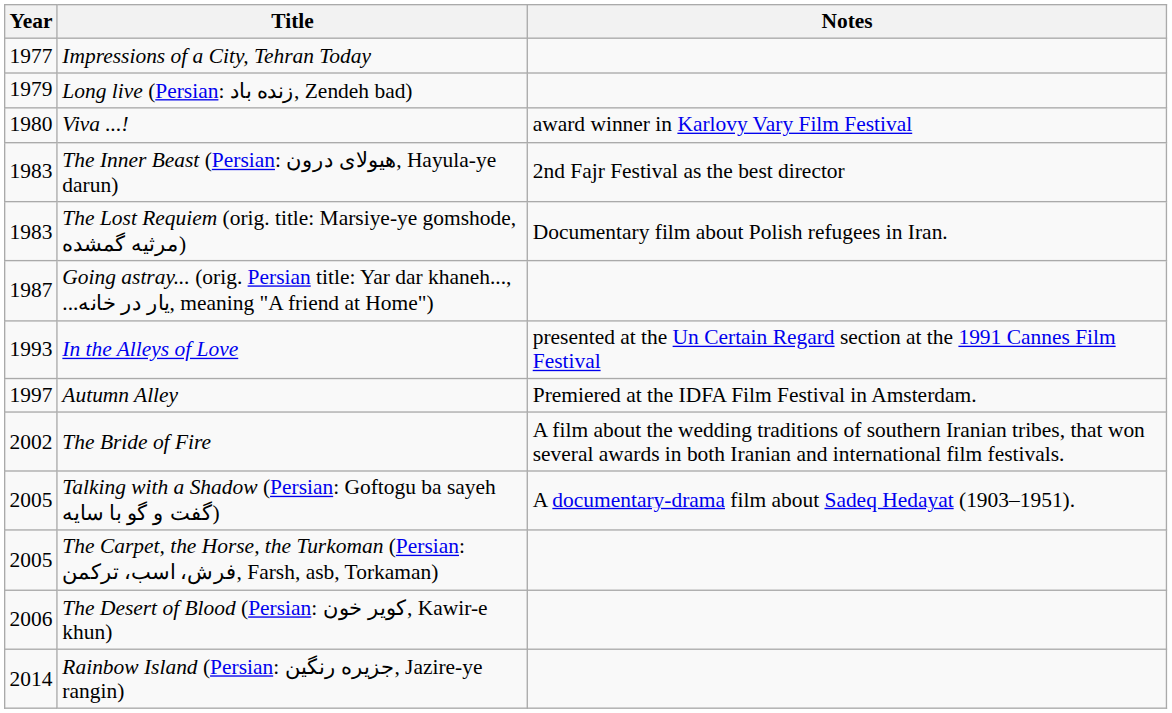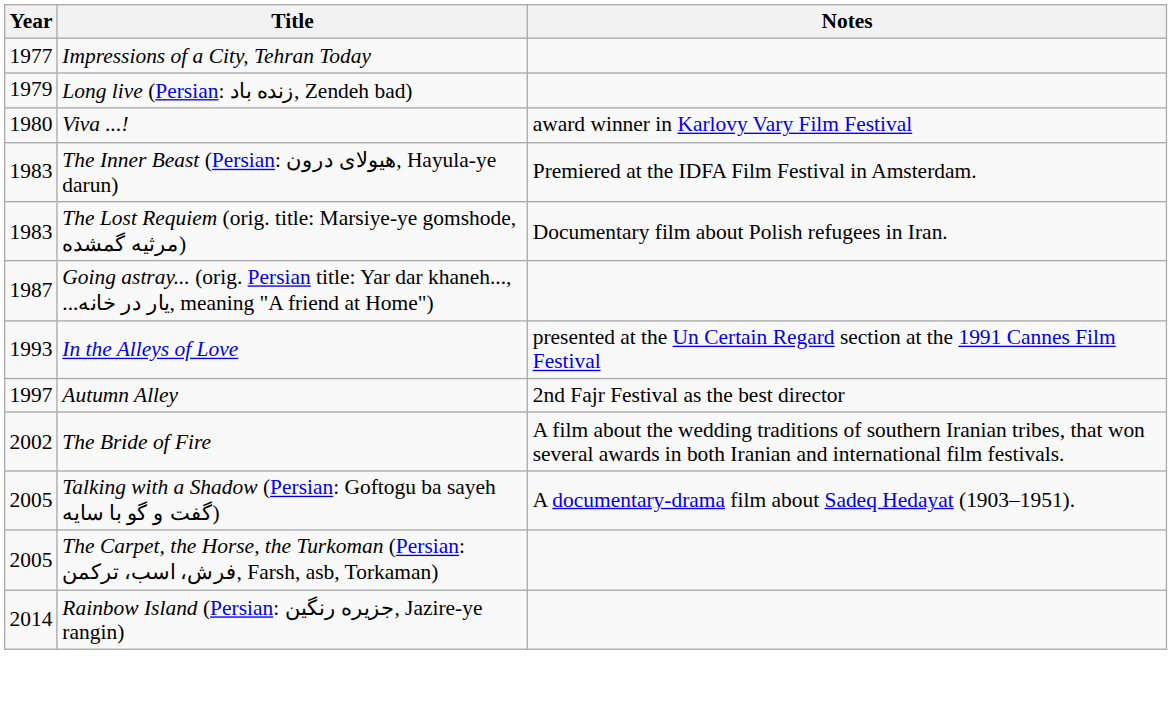(689, 171) 2nd Fajr Festival as the best director -> (755, 171) Premiered at the IDFA Film Festival in Amsterdam.
(755, 395) Premiered at the IDFA Film Festival in Amsterdam. -> (689, 395) 2nd Fajr Festival as the best director
- row: (275, 619)
